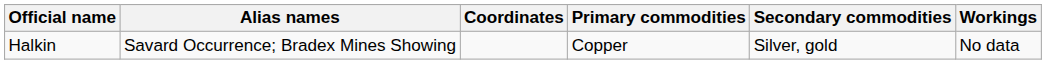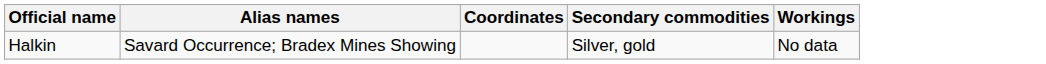- column: (659, 18)
